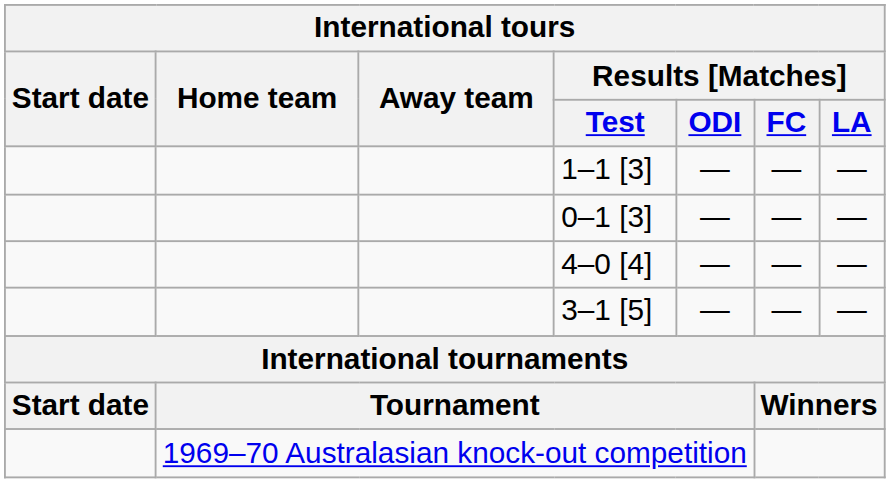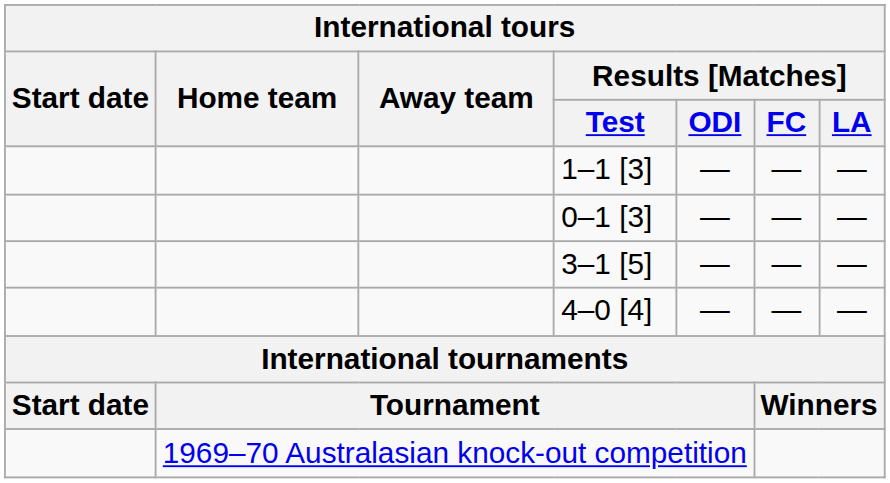rows swapped: (607, 311) <-> (607, 264)
